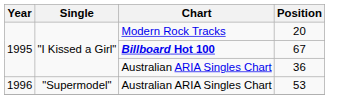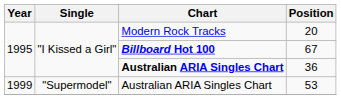(197, 67) normal -> (203, 67) bold
(20, 85) 1996 -> (20, 85) 1999
